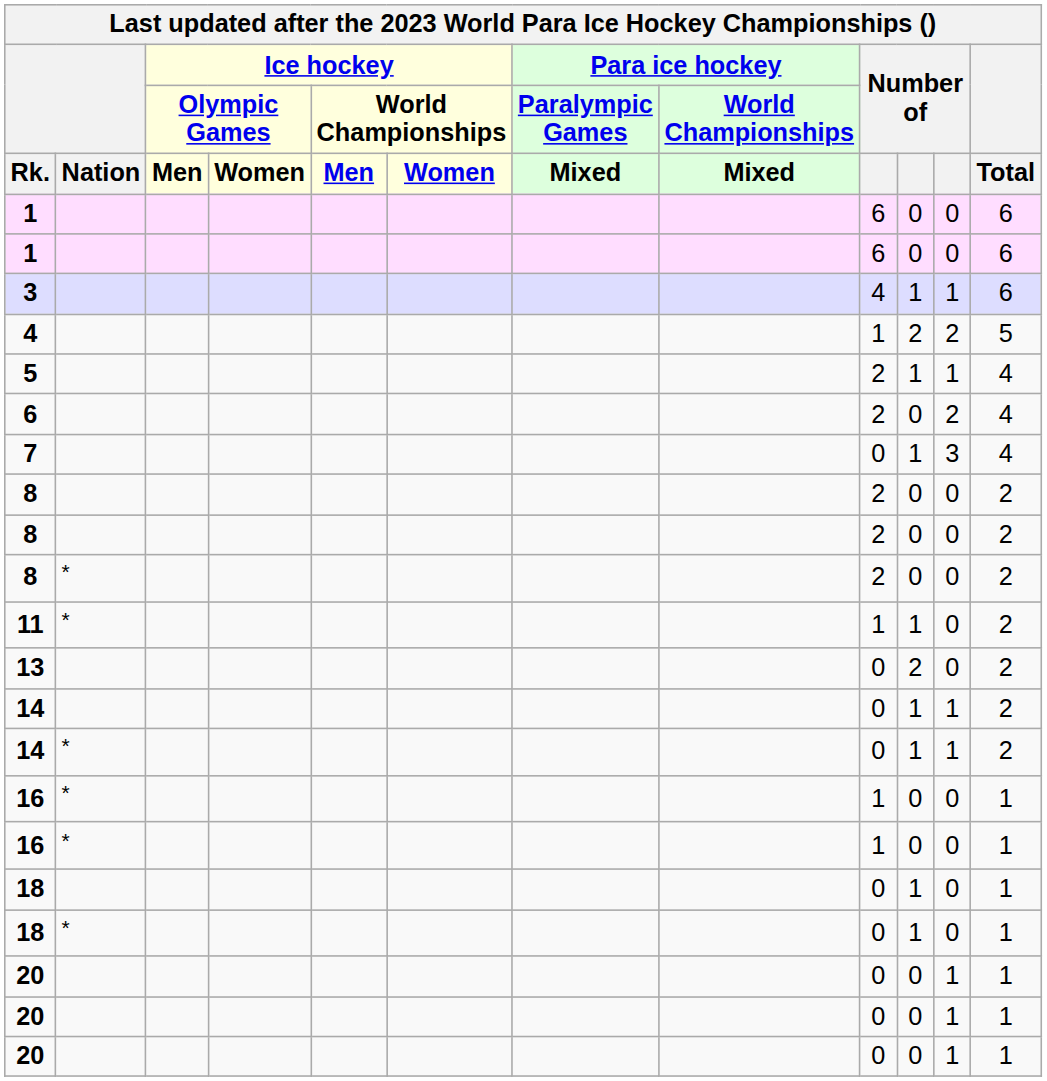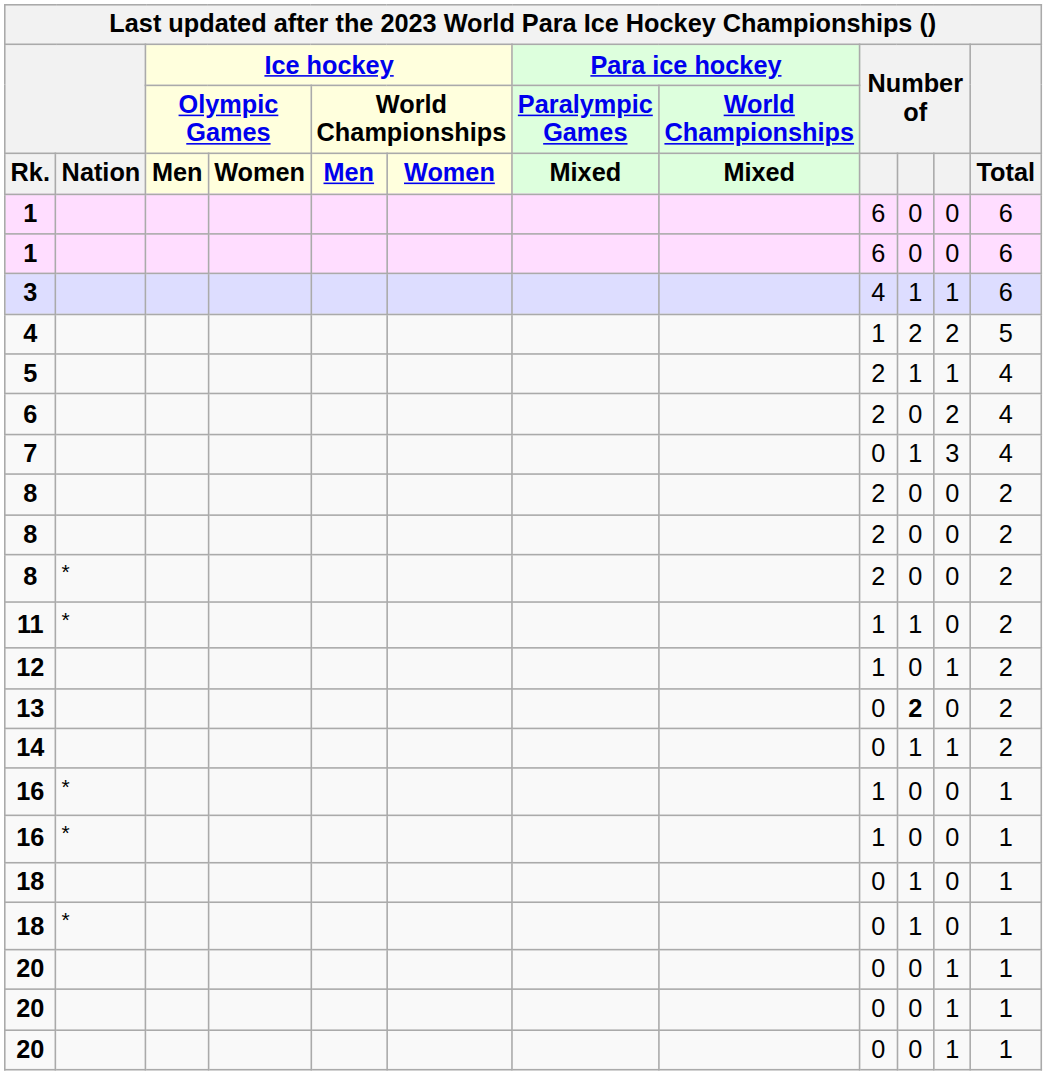+ row: (30, 668)
(915, 668) normal -> (915, 708) bold
- row: (30, 751)
